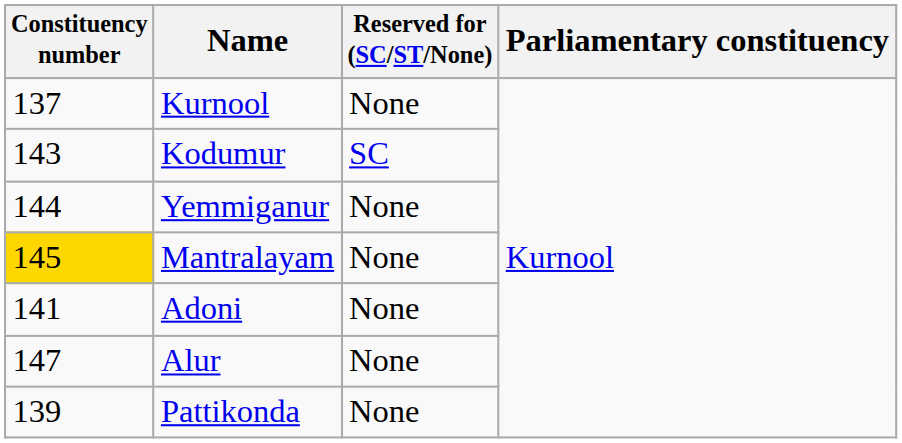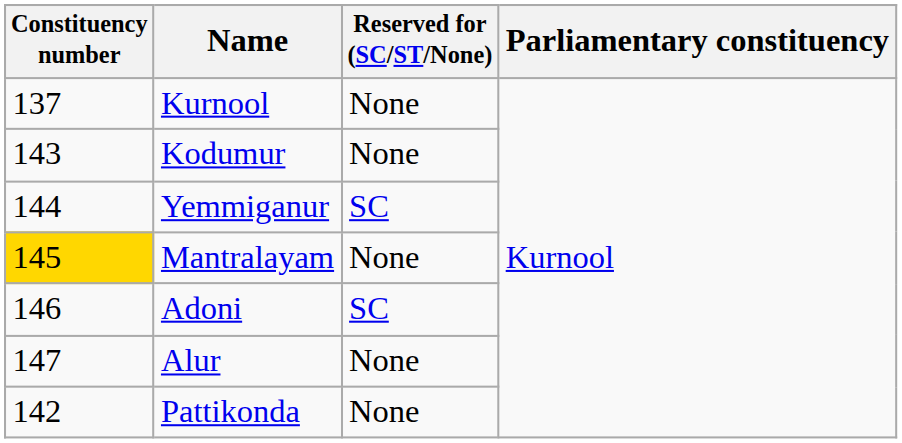(369, 154) SC -> (384, 154) None
(384, 205) None -> (369, 205) SC
(37, 308) 141 -> (37, 308) 146
(384, 308) None -> (369, 308) SC
(37, 411) 139 -> (37, 411) 142
